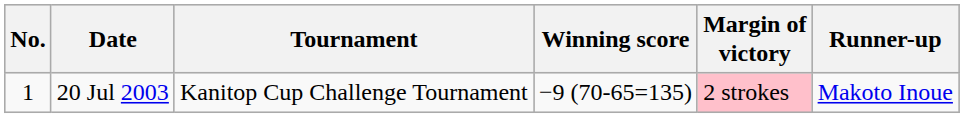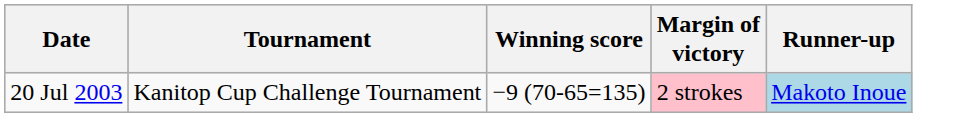- column: (28, 38)
(885, 92) no background -> (839, 92) lightblue background
